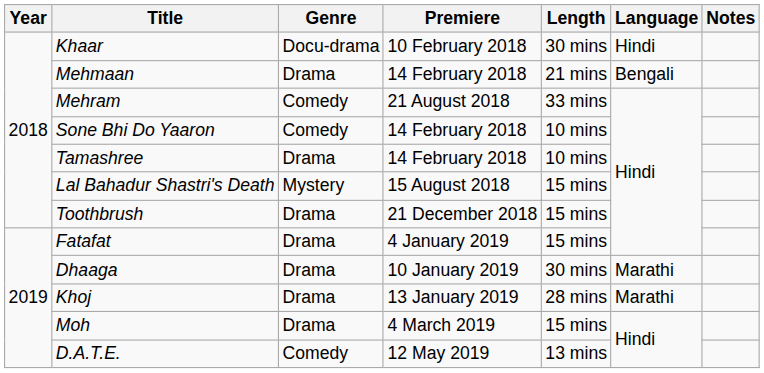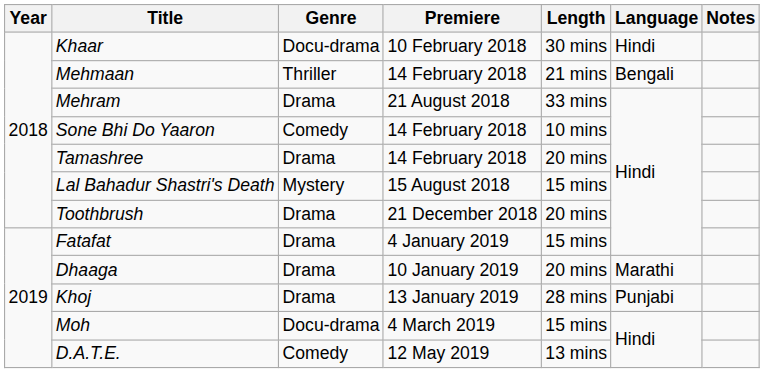(309, 74) Drama -> (309, 74) Thriller
(315, 102) Comedy -> (309, 102) Drama
(576, 158) 10 mins -> (576, 158) 20 mins
(576, 213) 15 mins -> (576, 213) 20 mins
(576, 269) 30 mins -> (576, 269) 20 mins
(644, 297) Marathi -> (644, 297) Punjabi
(309, 325) Drama -> (331, 325) Docu-drama
